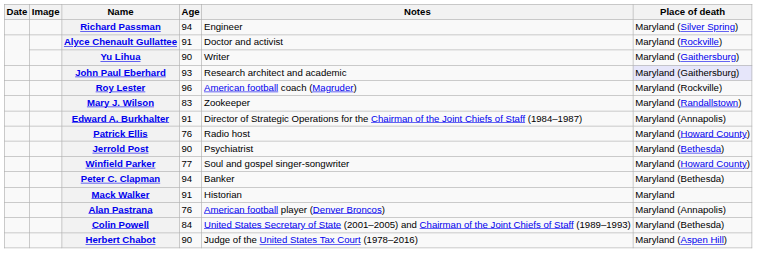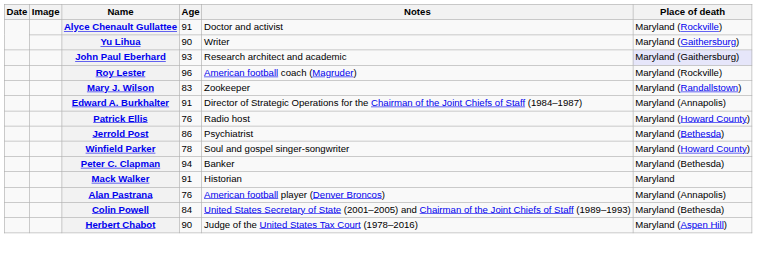- row: (120, 27)
(187, 149) 90 -> (187, 133) 86
(187, 164) 77 -> (187, 149) 78
